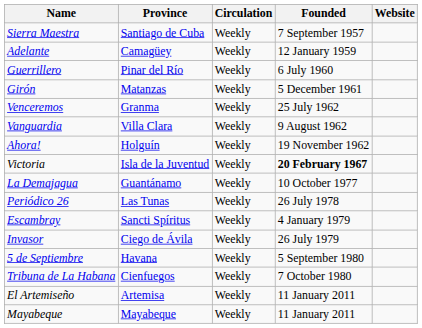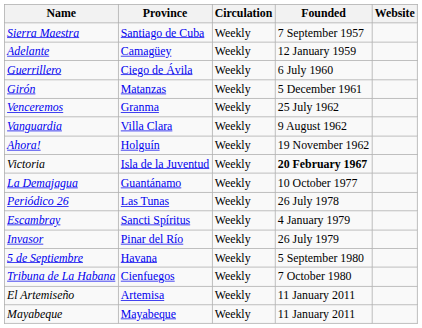(152, 70) Pinar del Río -> (157, 70) Ciego de Ávila
(157, 239) Ciego de Ávila -> (152, 239) Pinar del Río
